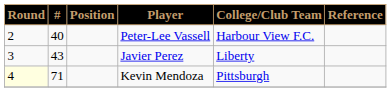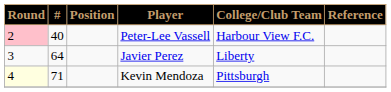(11, 35) no background -> (11, 35) pink background
(57, 55) 43 -> (57, 55) 64
